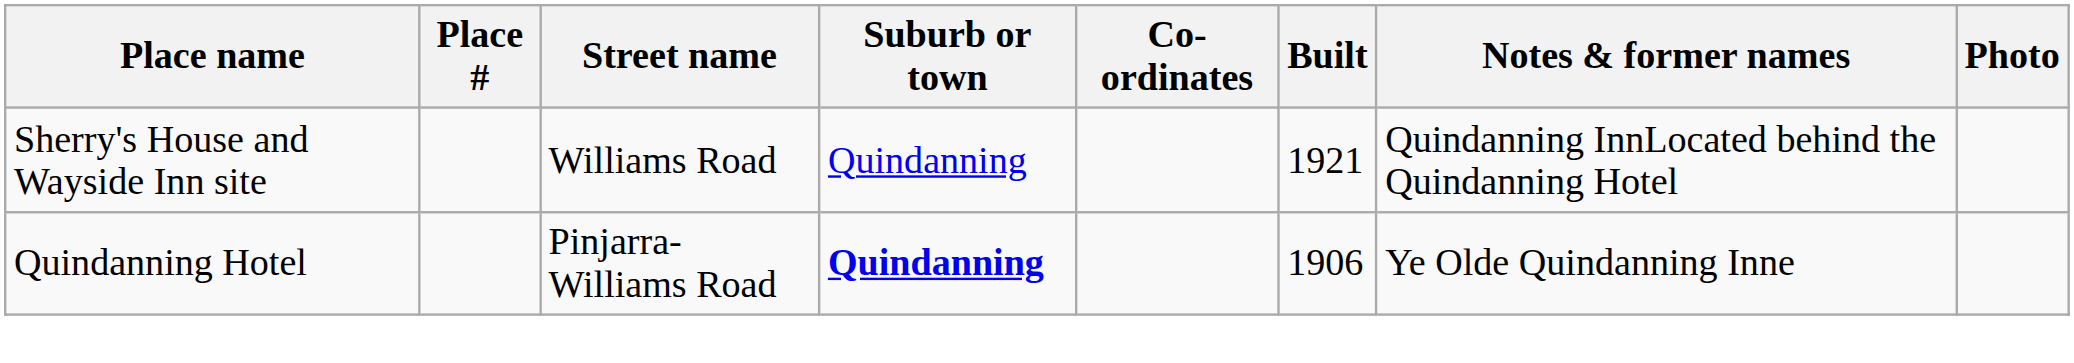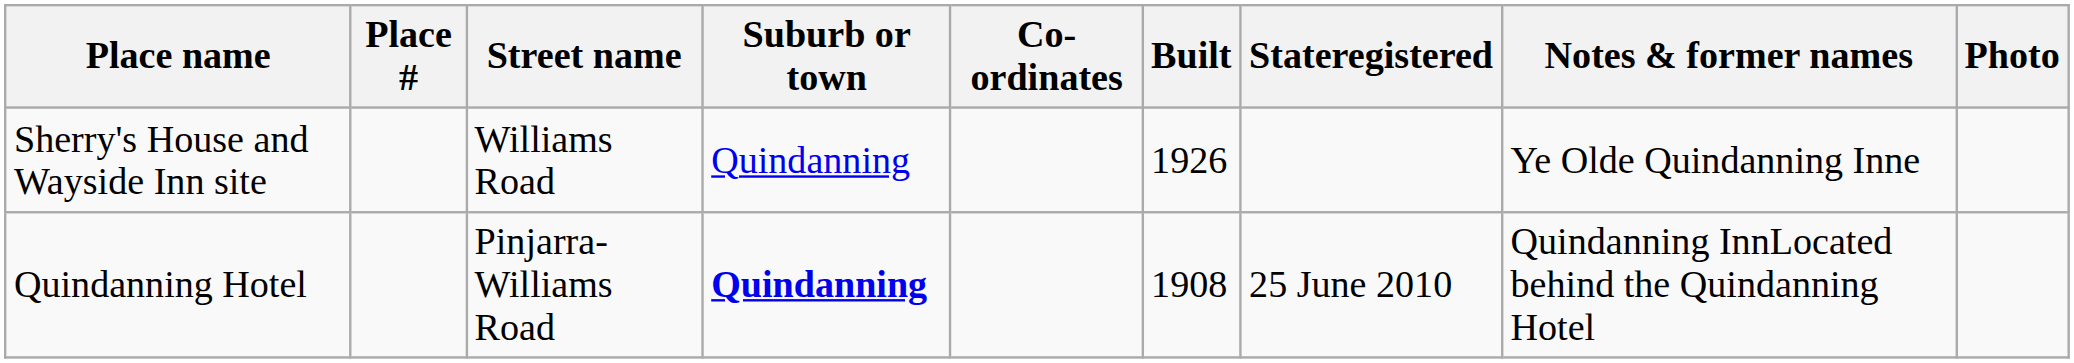+ column: (1371, 56)
(1325, 159) 1921 -> (1189, 159) 1926
(1661, 159) Quindanning InnLocated behind the Quindanning Hotel -> (1715, 159) Ye Olde Quindanning Inne
(1325, 262) 1906 -> (1189, 284) 1908
(1590, 262) Ye Olde Quindanning Inne -> (1701, 284) Quindanning InnLocated behind the Quindanning Hotel
